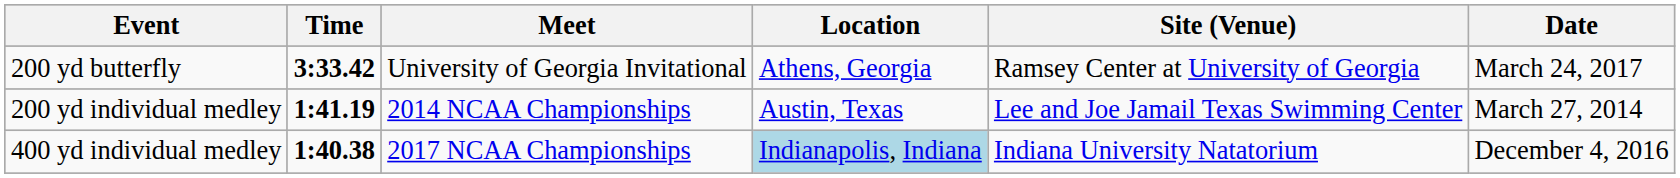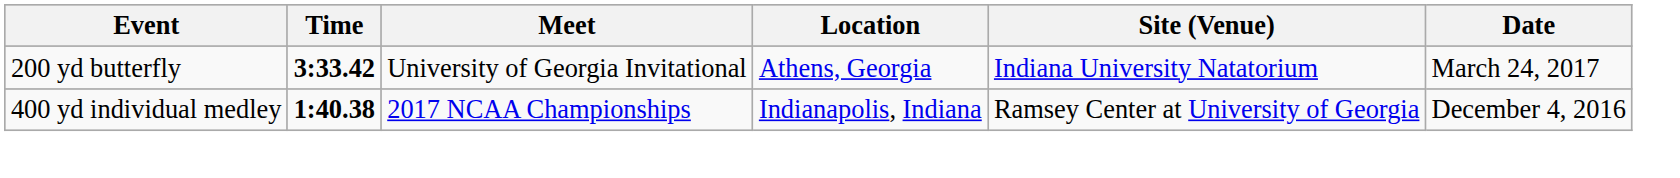(1207, 67) Ramsey Center at University of Georgia -> (1156, 67) Indiana University Natatorium
- row: (146, 109)
(870, 151) lightblue background -> (870, 109) no background
(1156, 151) Indiana University Natatorium -> (1207, 109) Ramsey Center at University of Georgia
